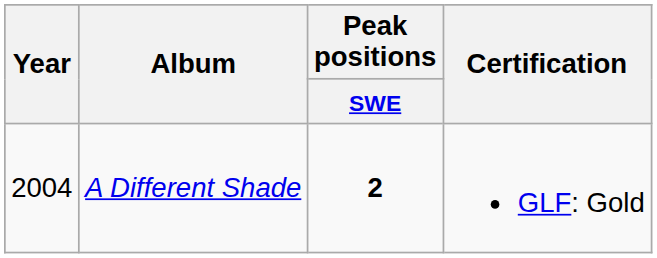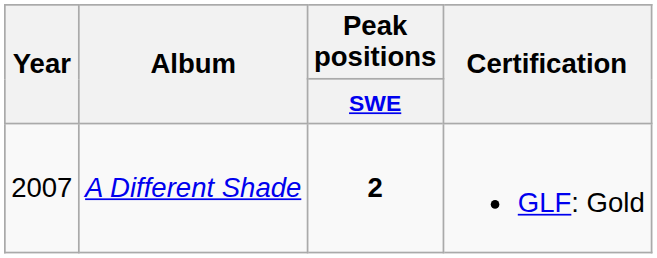(42, 187) 2004 -> (42, 187) 2007
